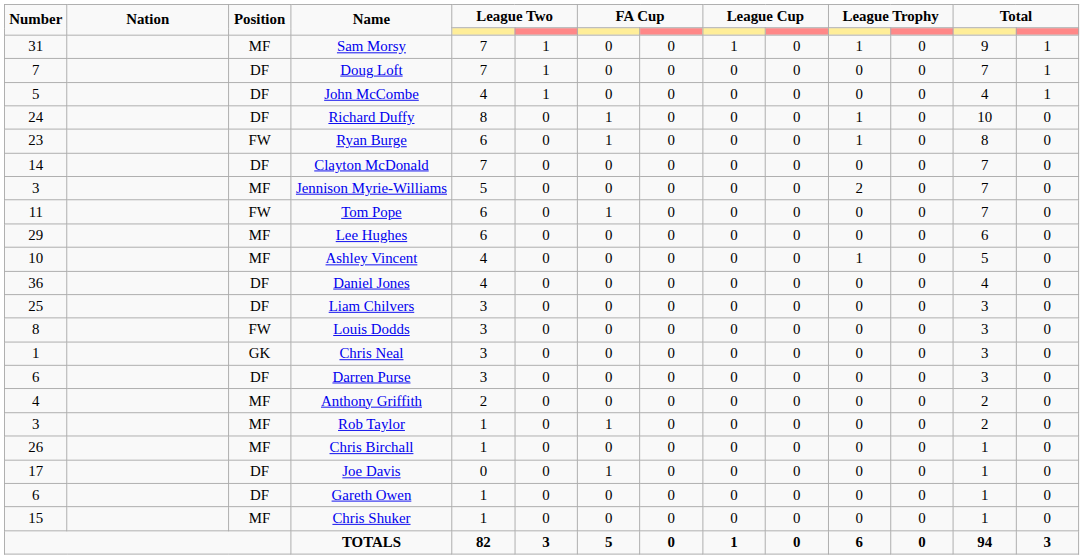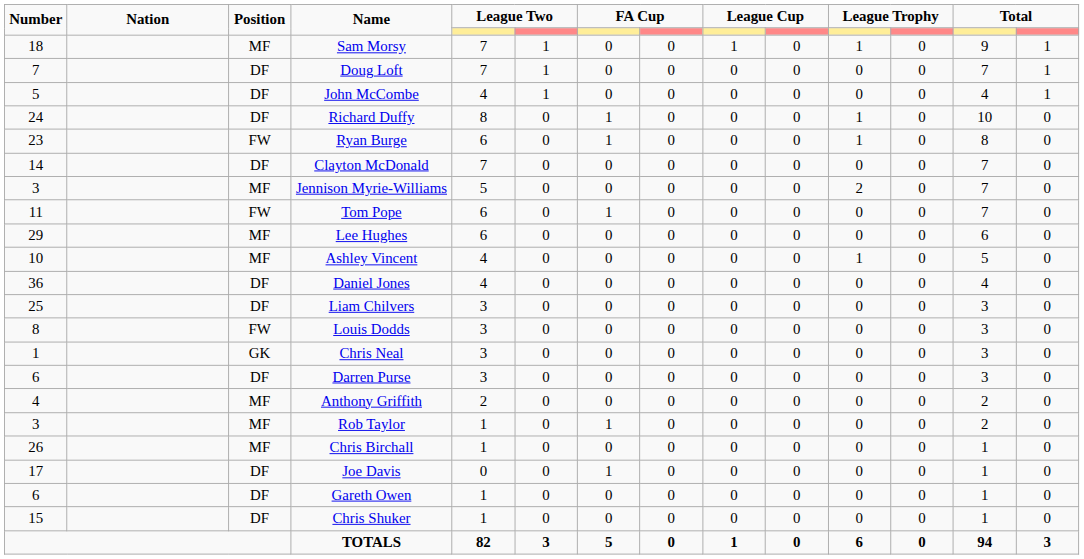(36, 46) 31 -> (36, 46) 18
(260, 518) MF -> (260, 518) DF
